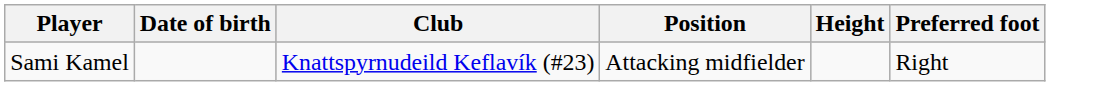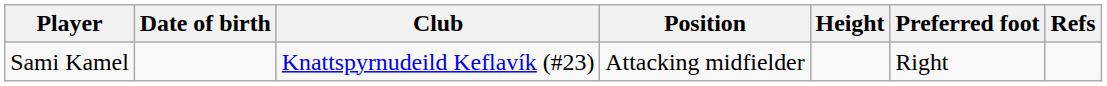+ column: (1073, 23)
